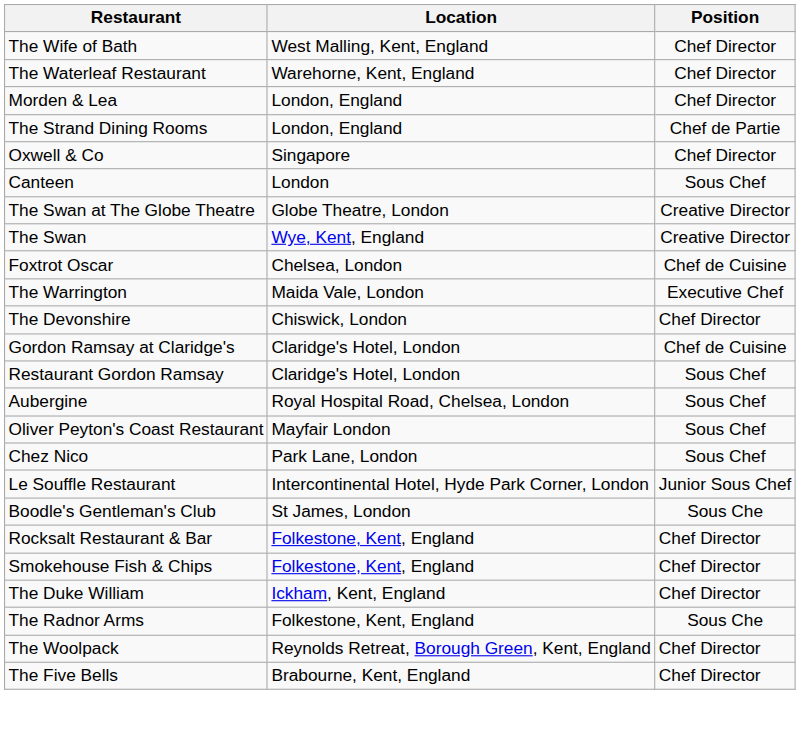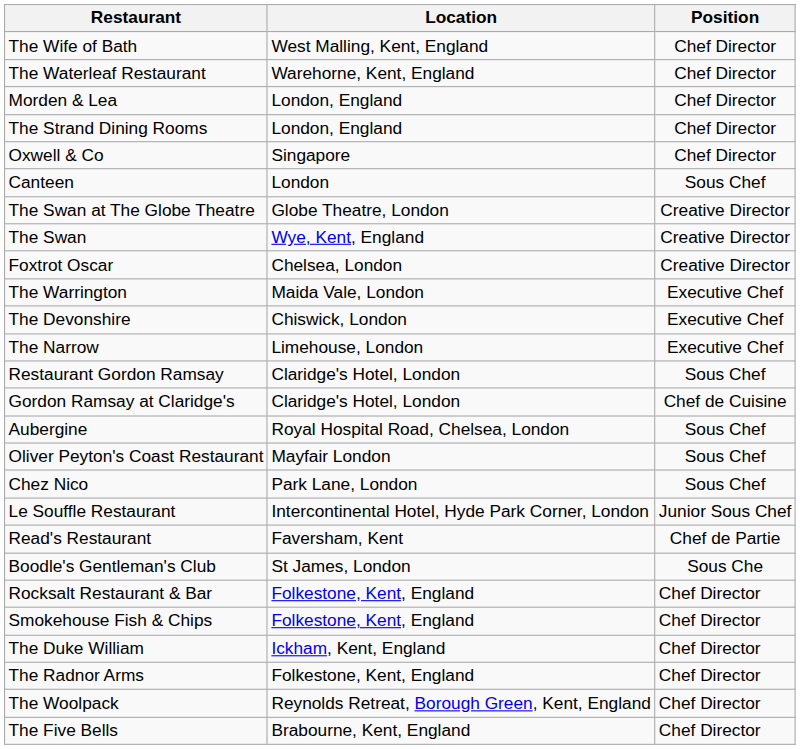(725, 127) Chef de Partie -> (725, 127) Chef Director
(725, 264) Chef de Cuisine -> (725, 264) Creative Director
(710, 319) Chef Director -> (725, 319) Executive Chef
+ row: (54, 347)
rows swapped: (122, 347) <-> (116, 374)
+ row: (80, 538)
(725, 621) Sous Che -> (710, 675) Chef Director
